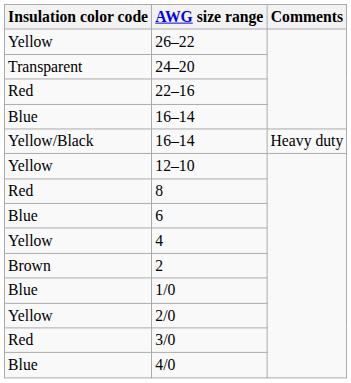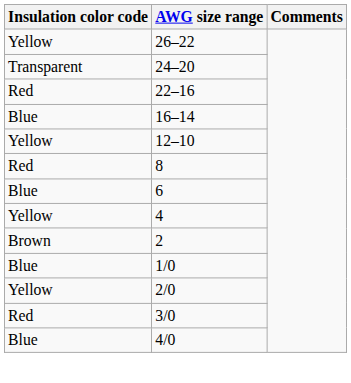- row: (51, 141)
